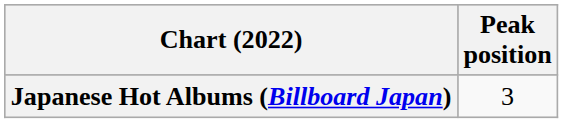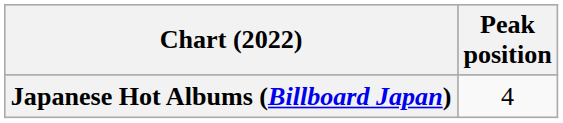(508, 95) 3 -> (508, 95) 4
